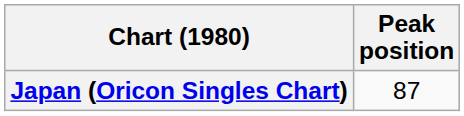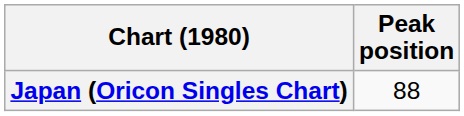(407, 90) 87 -> (407, 90) 88
